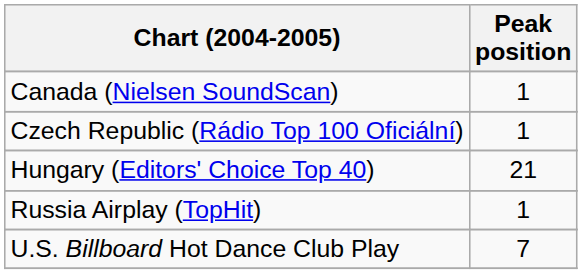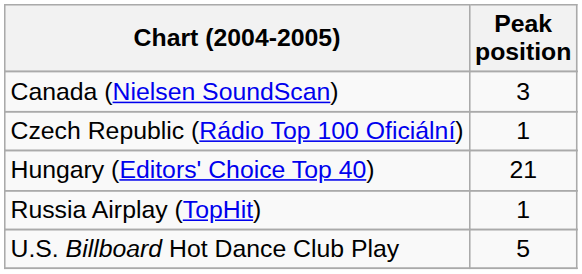(523, 91) 1 -> (523, 91) 3
(523, 248) 7 -> (523, 248) 5
